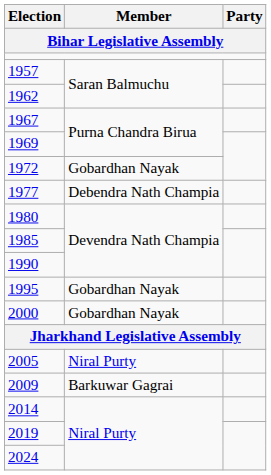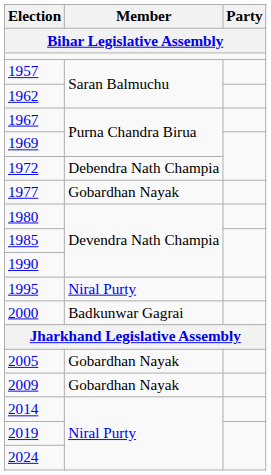(124, 168) Gobardhan Nayak -> (144, 168) Debendra Nath Champia
(144, 192) Debendra Nath Champia -> (124, 192) Gobardhan Nayak
(124, 288) Gobardhan Nayak -> (102, 288) Niral Purty
(124, 312) Gobardhan Nayak -> (126, 312) Badkunwar Gagrai
(102, 361) Niral Purty -> (124, 361) Gobardhan Nayak
(121, 385) Barkuwar Gagrai -> (124, 385) Gobardhan Nayak
